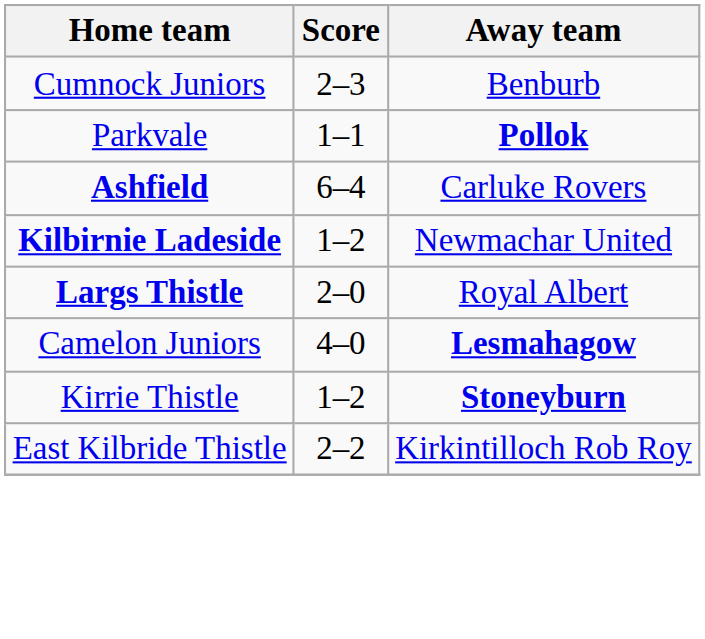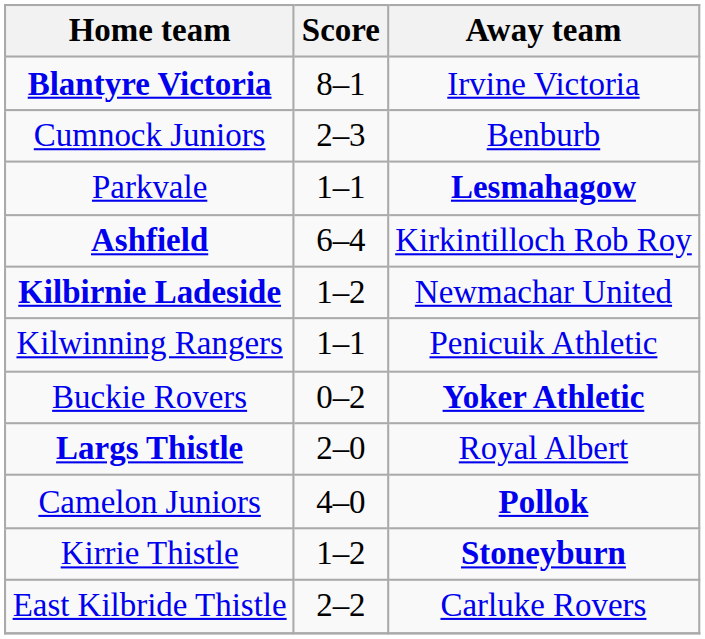+ row: (150, 82)
(543, 135) Pollok -> (543, 187) Lesmahagow
(543, 187) Carluke Rovers -> (543, 239) Kirkintilloch Rob Roy
+ row: (150, 344)
+ row: (150, 396)
(543, 344) Lesmahagow -> (543, 501) Pollok
(543, 448) Kirkintilloch Rob Roy -> (543, 605) Carluke Rovers
